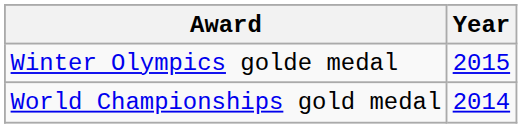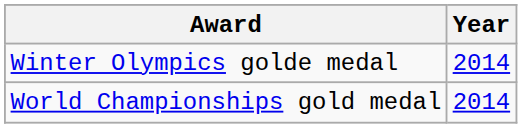(481, 63) 2015 -> (481, 63) 2014
